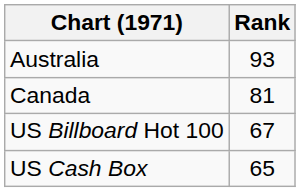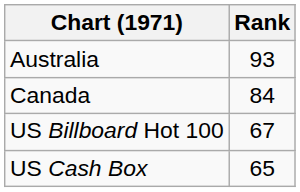(262, 95) 81 -> (262, 95) 84
